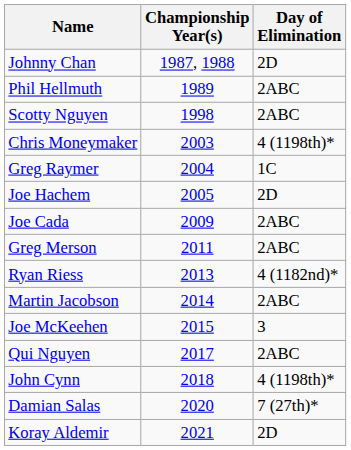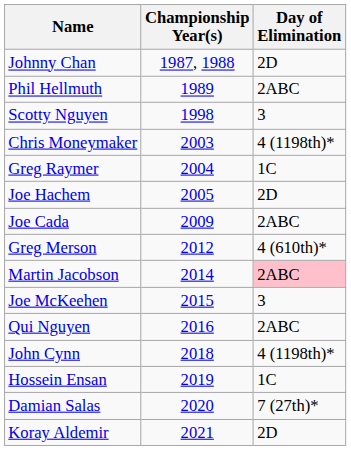(278, 115) 2ABC -> (261, 115) 3
(197, 247) 2011 -> (197, 247) 2012
(278, 247) 2ABC -> (292, 247) 4 (610th)*
- row: (46, 273)
(278, 300) no background -> (278, 273) pink background
(197, 353) 2017 -> (197, 326) 2016
+ row: (58, 379)
